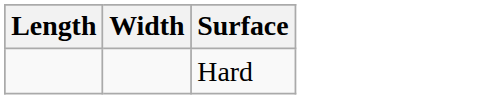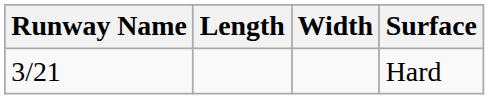+ column: (99, 26)
